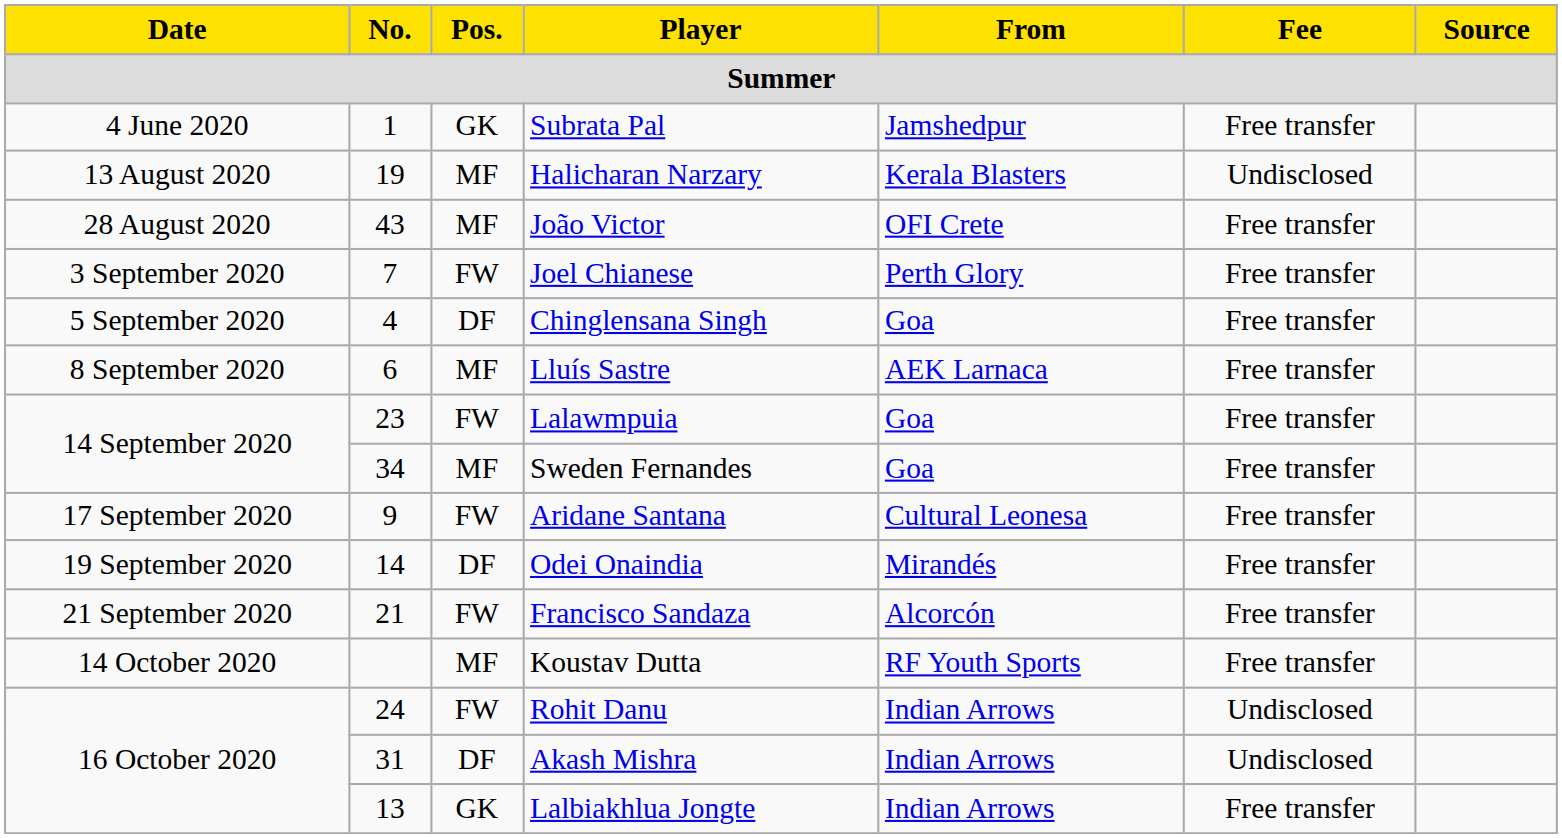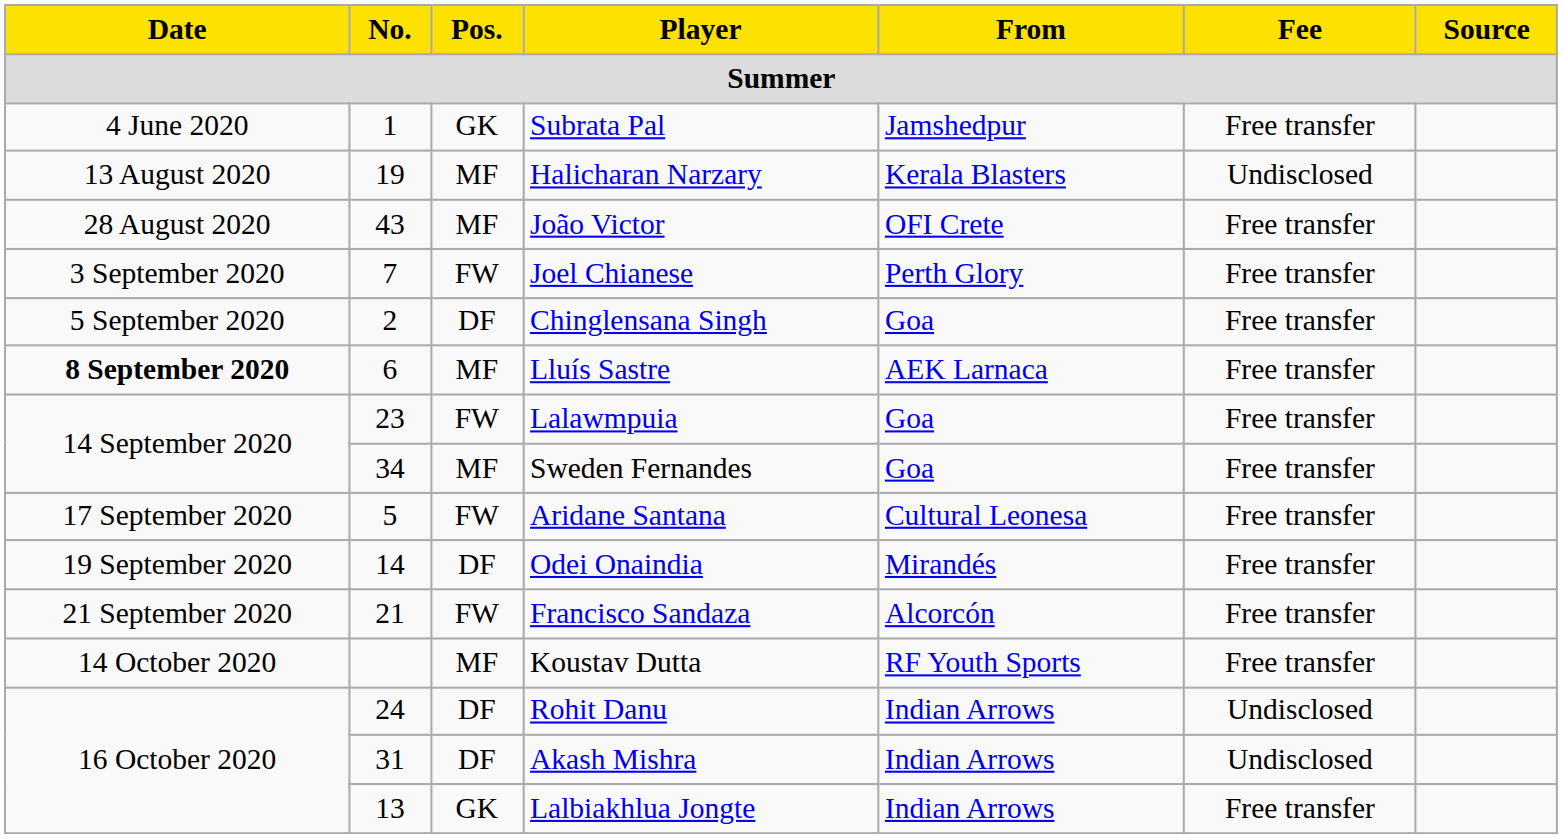(390, 321) 4 -> (390, 321) 2
(177, 370) normal -> (177, 370) bold
(390, 516) 9 -> (390, 516) 5
(477, 710) FW -> (477, 710) DF
